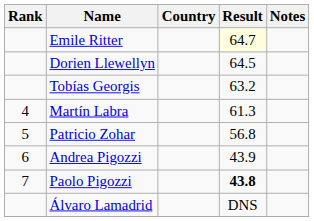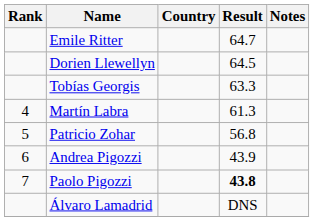(243, 39) lightyellow background -> (243, 39) no background
(243, 87) 63.2 -> (243, 87) 63.3
